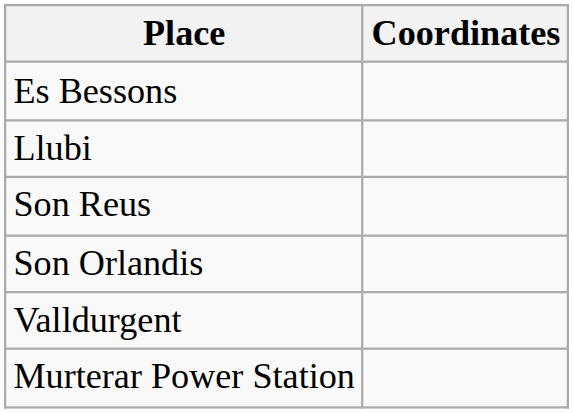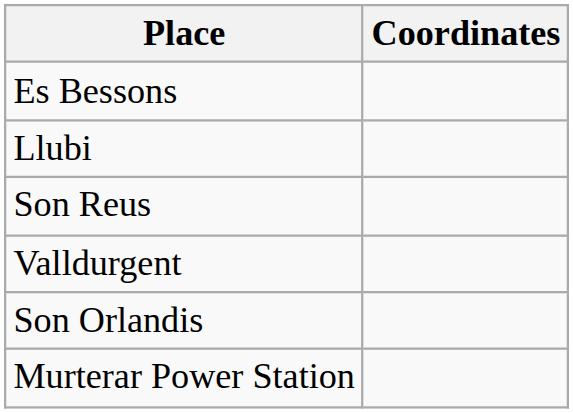rows swapped: (97, 319) <-> (108, 262)
